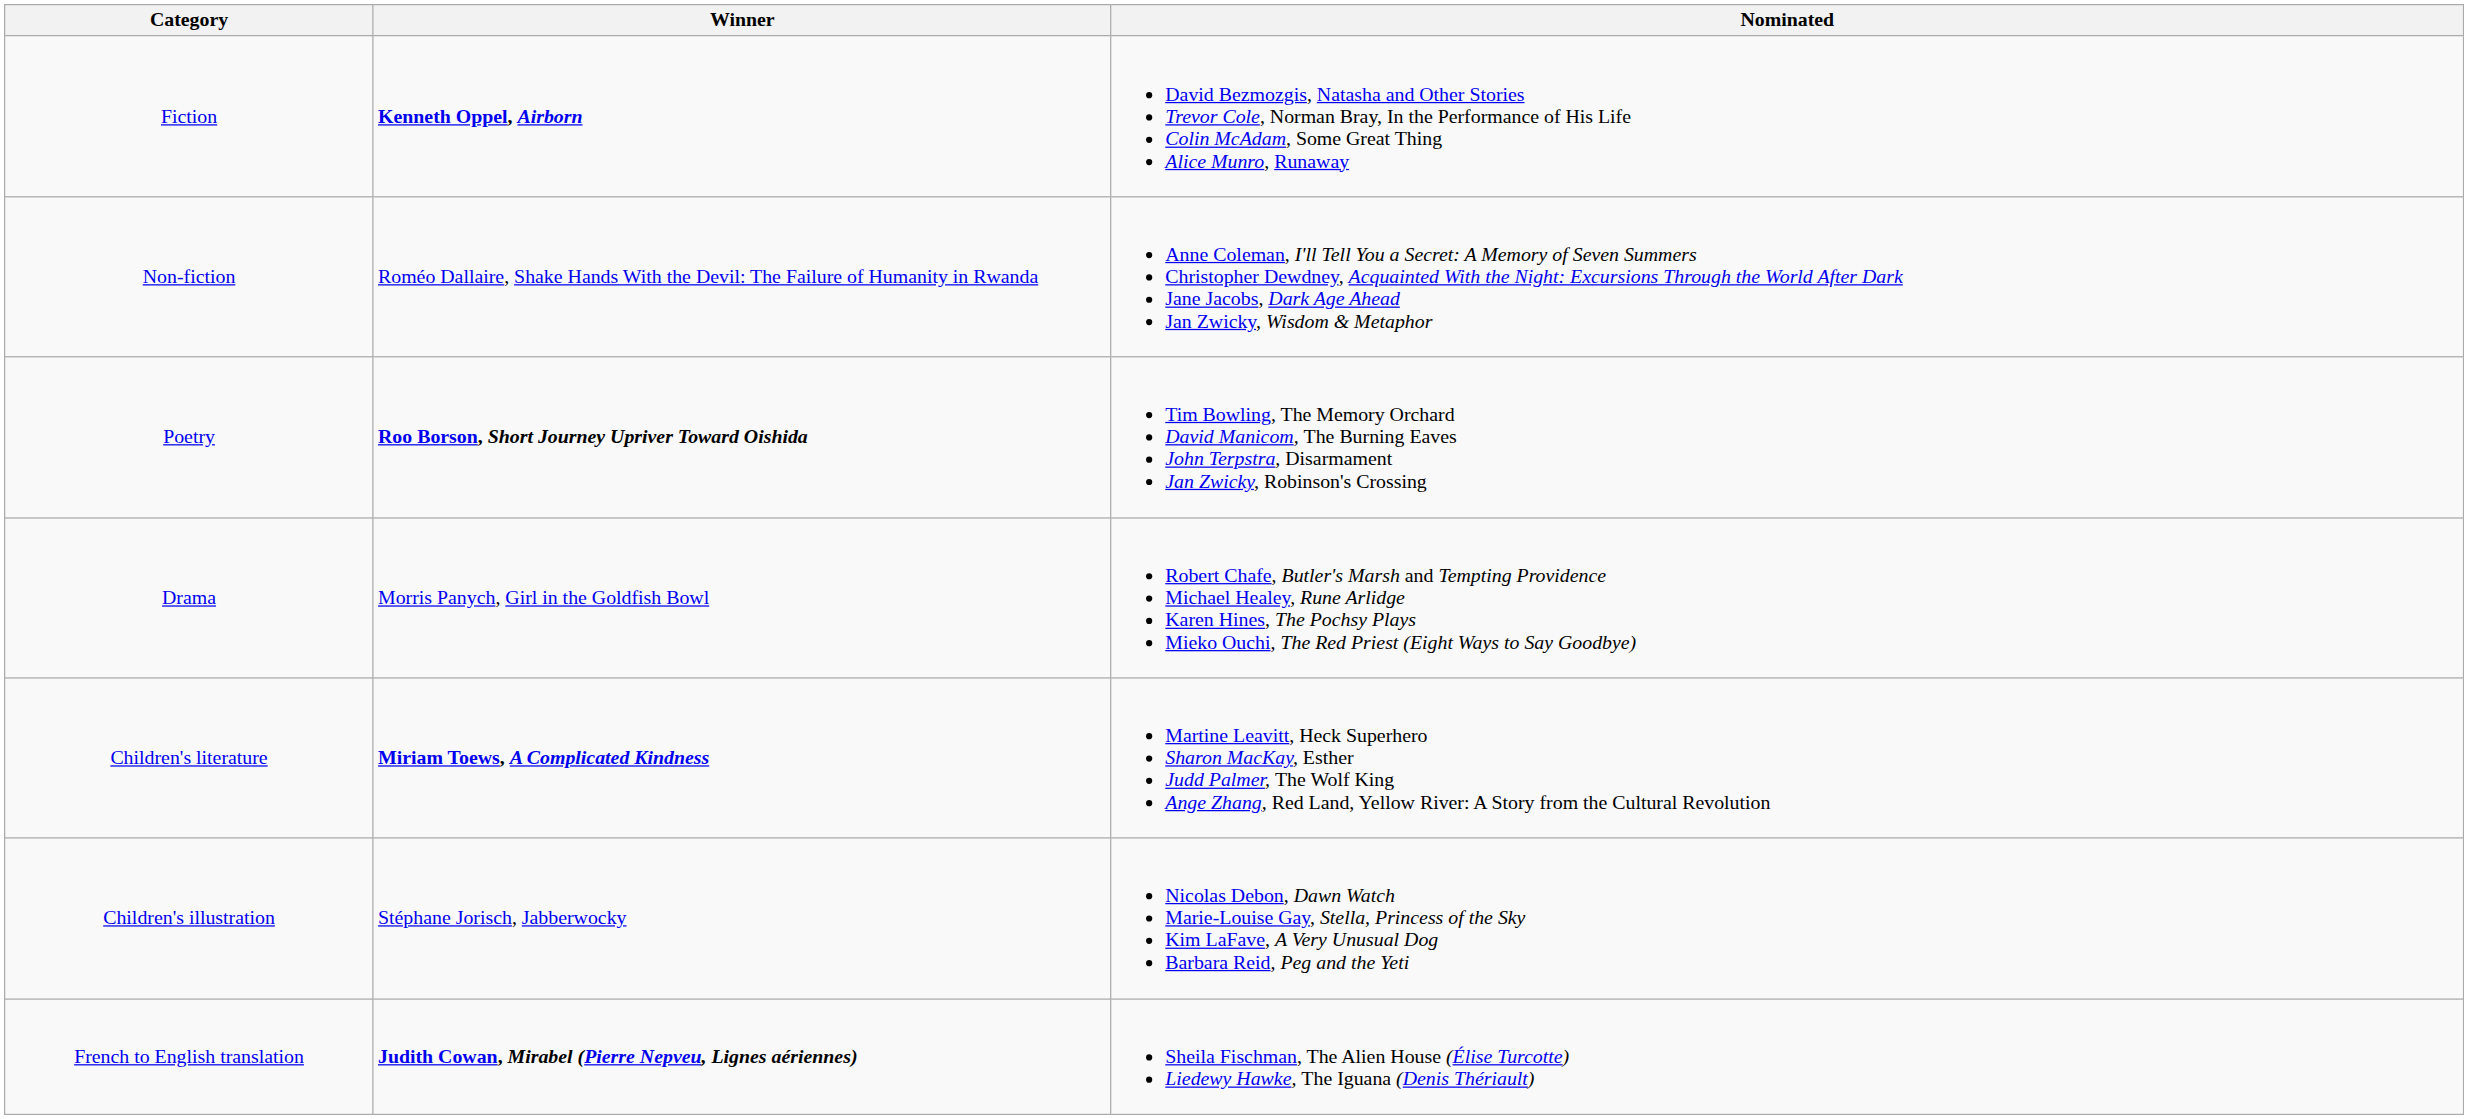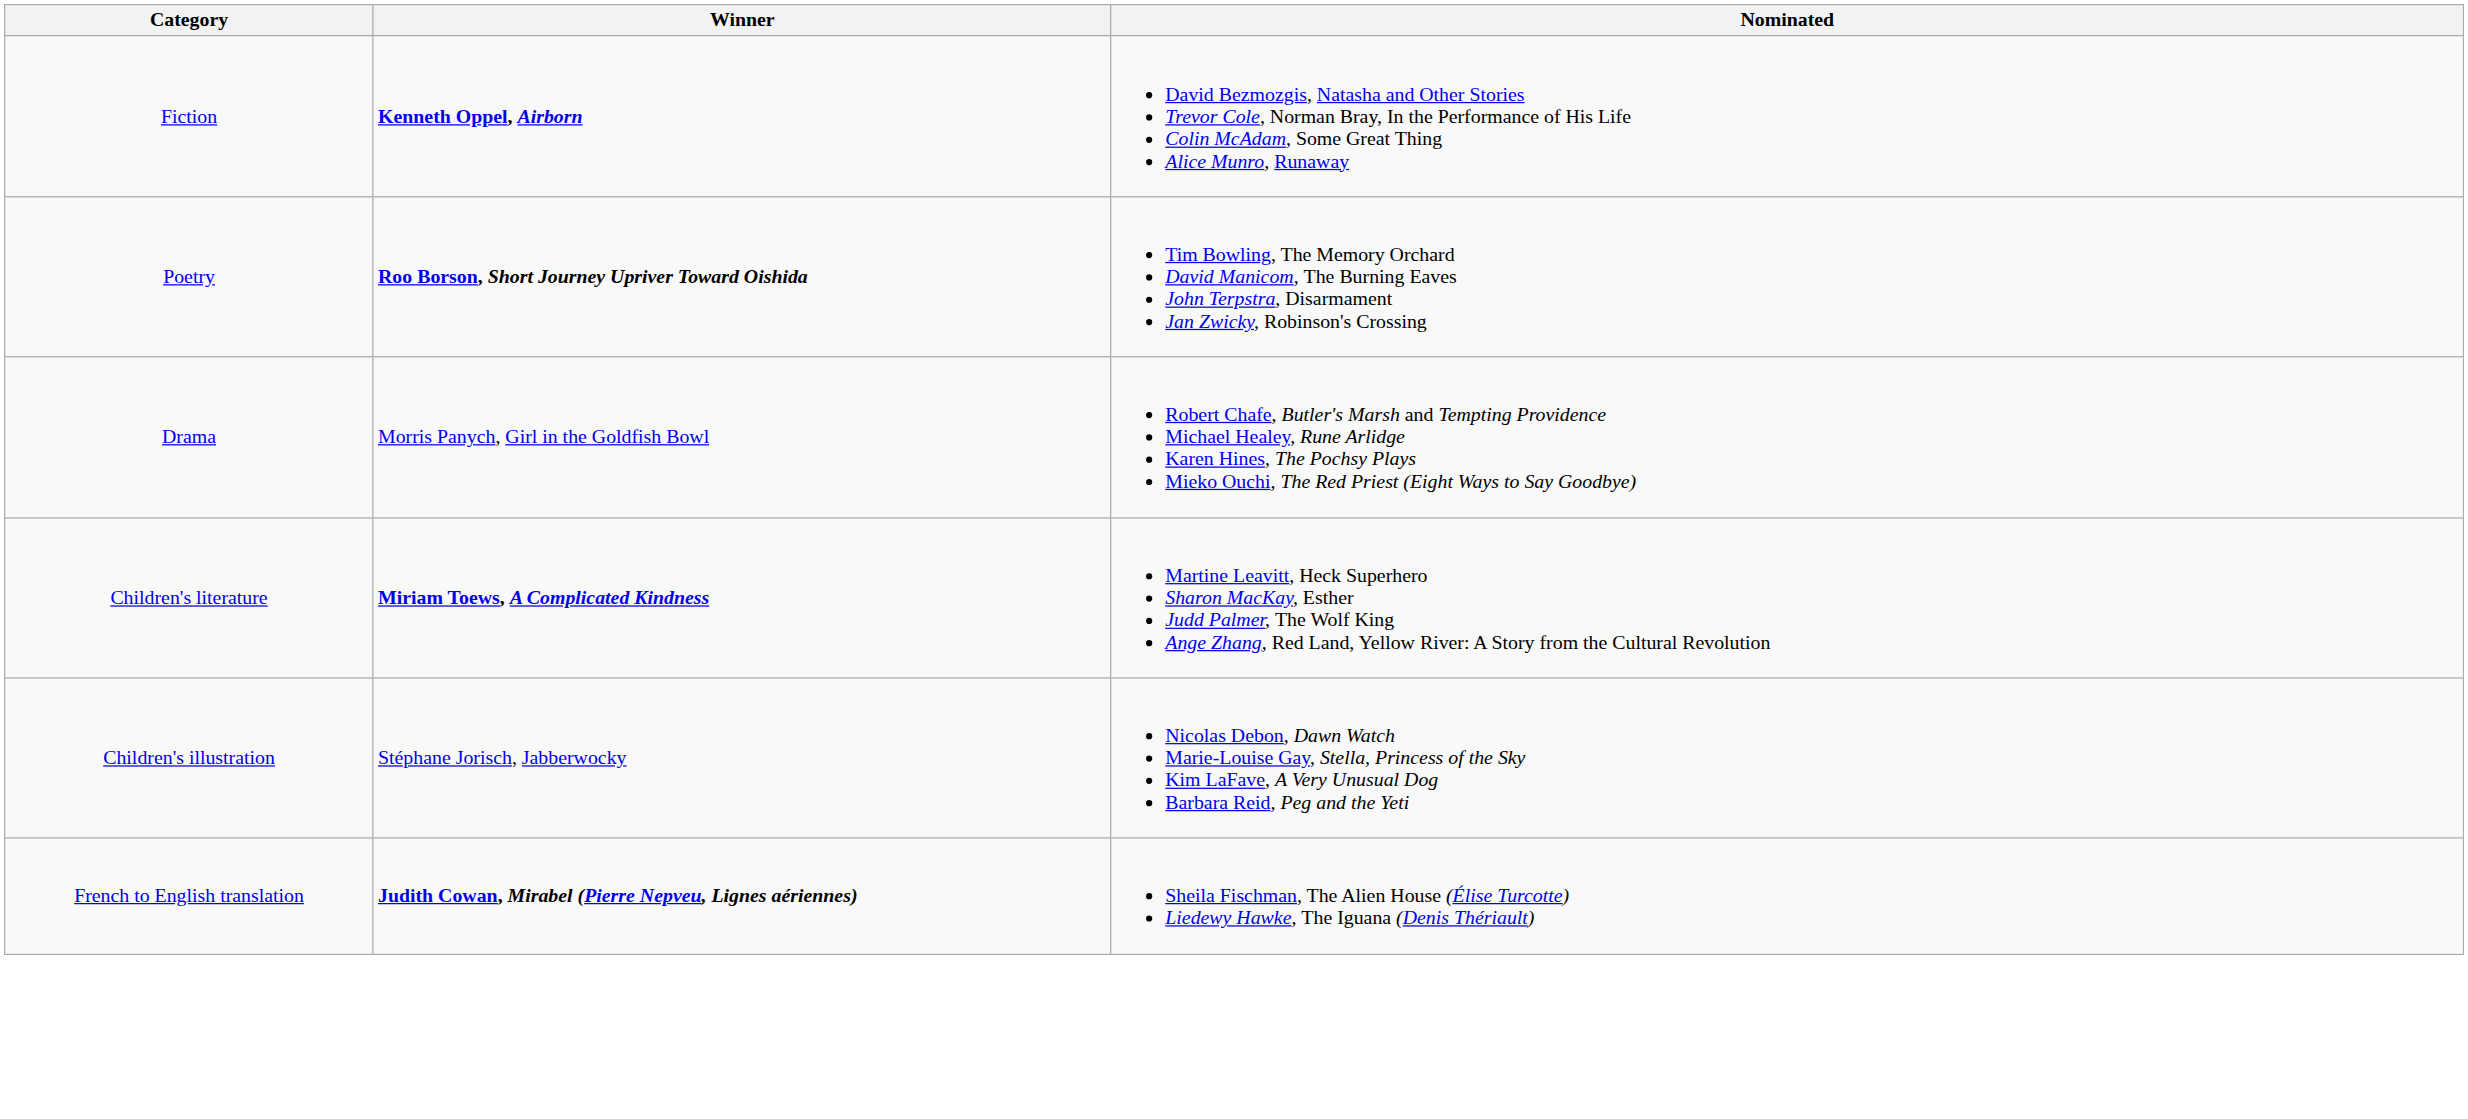- row: (189, 276)
